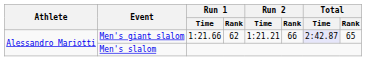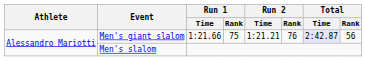(234, 36) 62 -> (234, 36) 75
(292, 36) 66 -> (292, 36) 76
(351, 36) 65 -> (351, 36) 56
